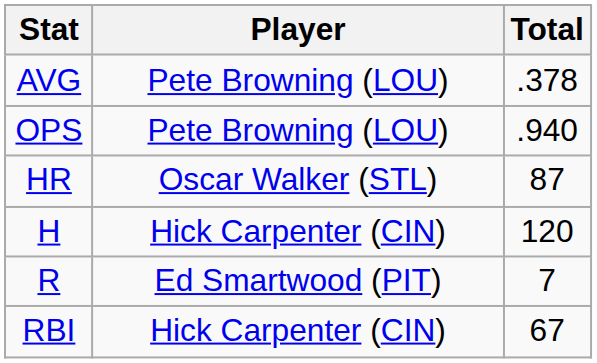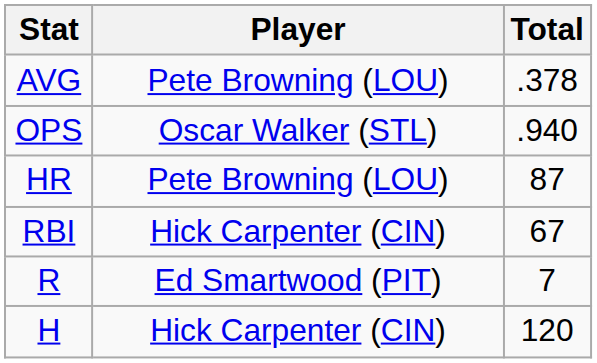(298, 130) Pete Browning (LOU) -> (298, 130) Oscar Walker (STL)
(298, 180) Oscar Walker (STL) -> (298, 180) Pete Browning (LOU)
rows swapped: (49, 331) <-> (49, 230)
